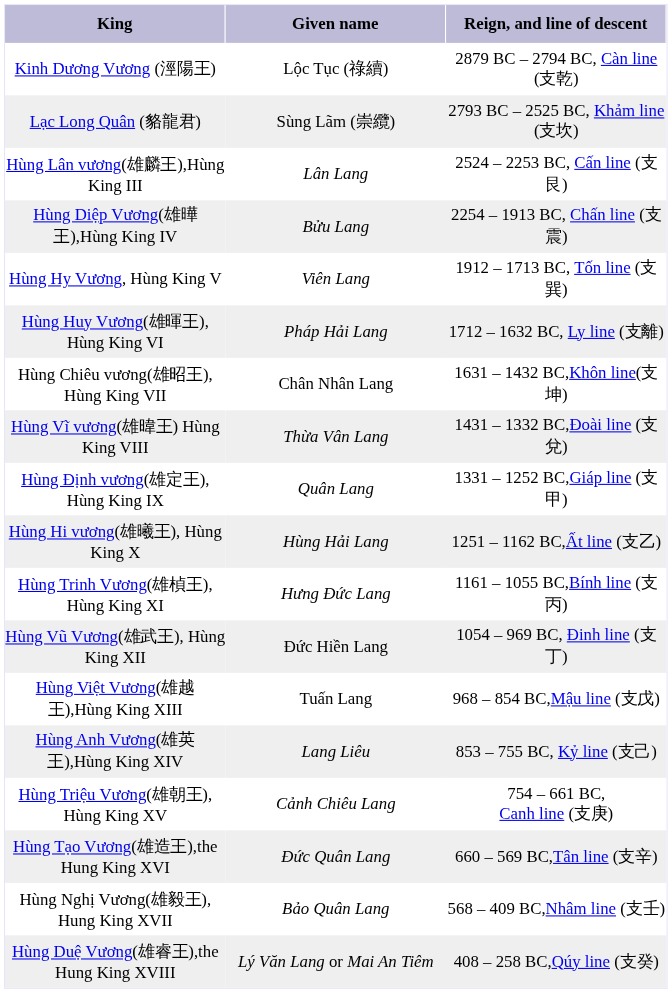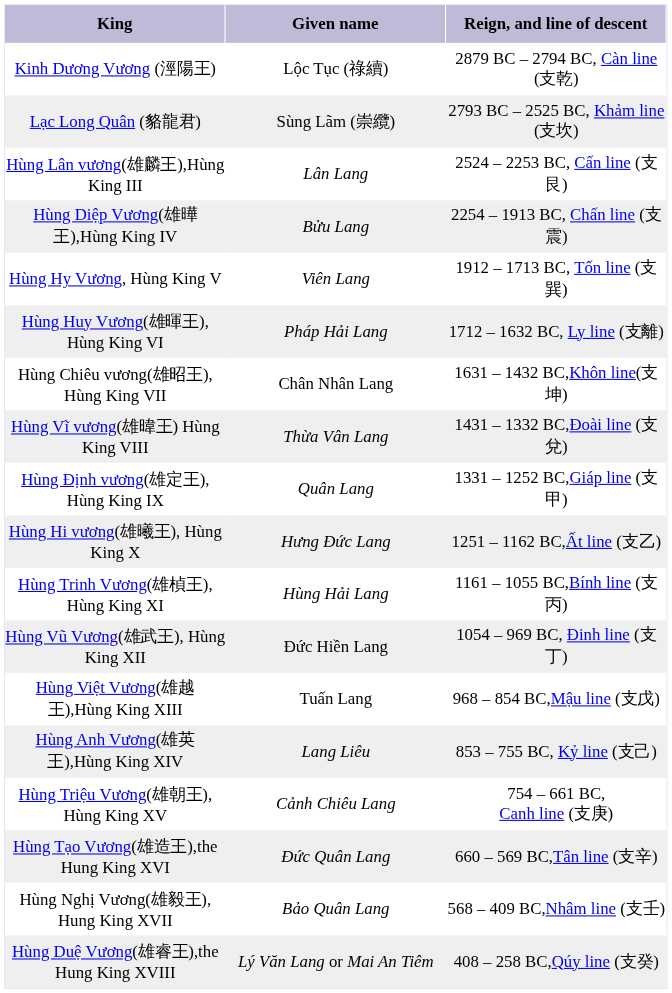(336, 541) Hùng Hải Lang -> (336, 541) Hưng Đức Lang
(336, 594) Hưng Đức Lang -> (336, 594) Hùng Hải Lang
